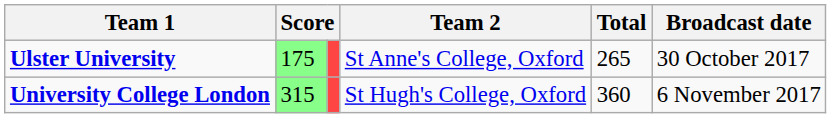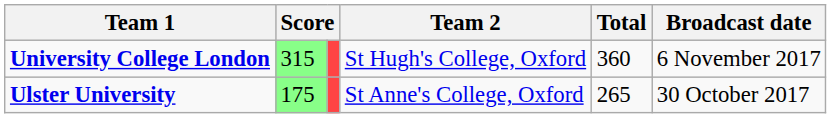rows swapped: (93, 58) <-> (140, 94)
